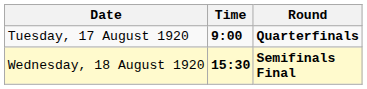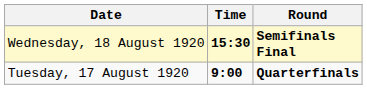rows swapped: (98, 37) <-> (106, 66)
